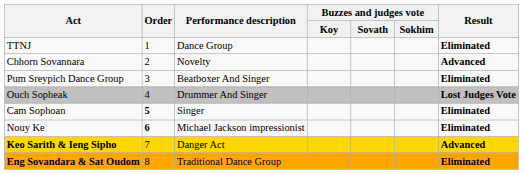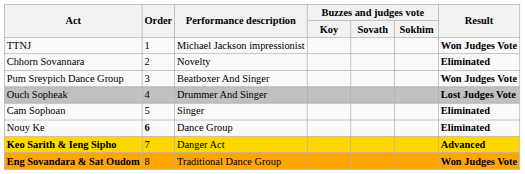(205, 45) Dance Group -> (241, 45) Michael Jackson impressionist
(465, 45) Eliminated -> (479, 45) Won Judges Vote
(463, 62) Advanced -> (465, 62) Eliminated
(465, 78) Eliminated -> (479, 78) Won Judges Vote
(147, 111) bold -> (147, 111) normal
(241, 128) Michael Jackson impressionist -> (205, 128) Dance Group
(465, 161) Eliminated -> (479, 161) Won Judges Vote
